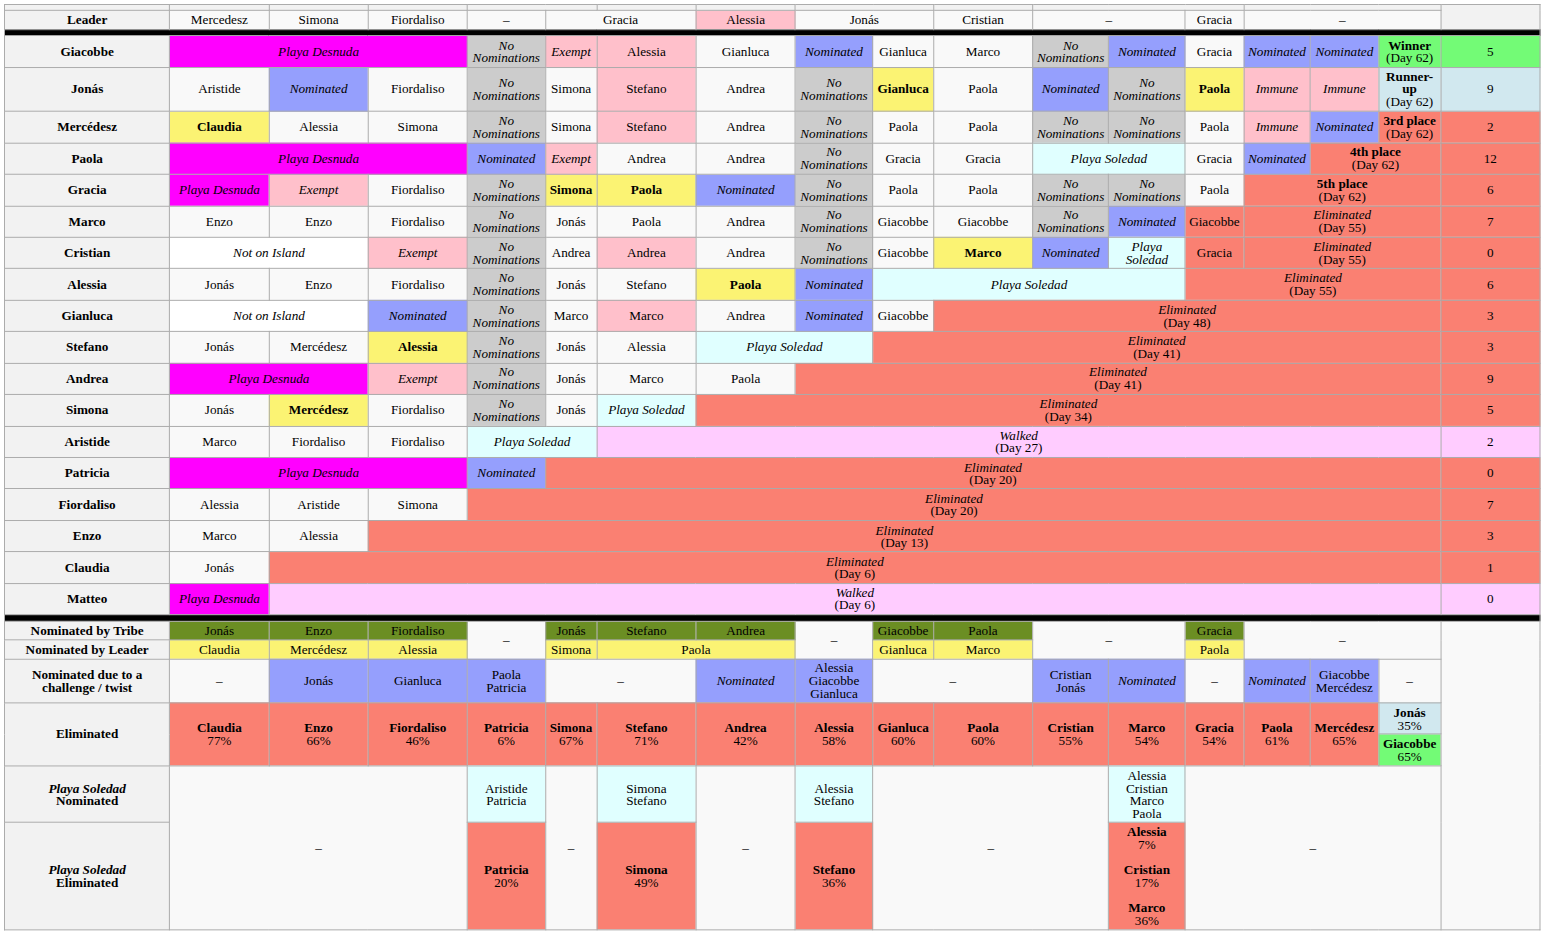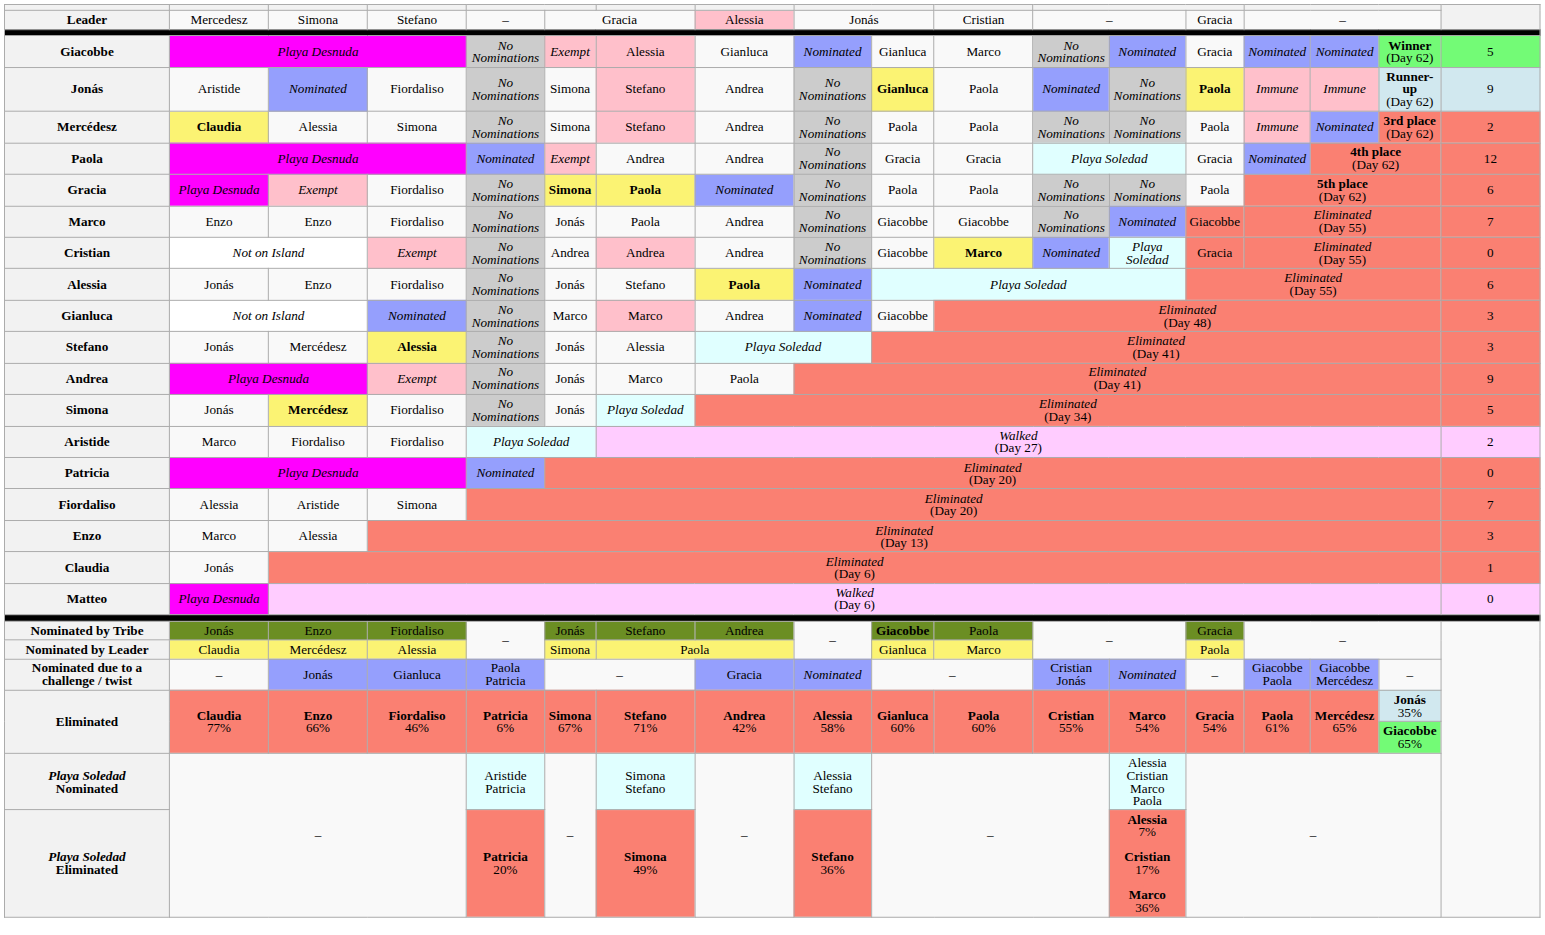(418, 20) Fiordaliso -> (417, 20) Stefano
(903, 630) normal -> (903, 630) bold
(746, 680) Nominated -> (744, 674) Gracia
(834, 680) Alessia Giacobbe Gianluca -> (833, 674) Nominated
(1277, 680) Nominated -> (1277, 674) Giacobbe Paola
